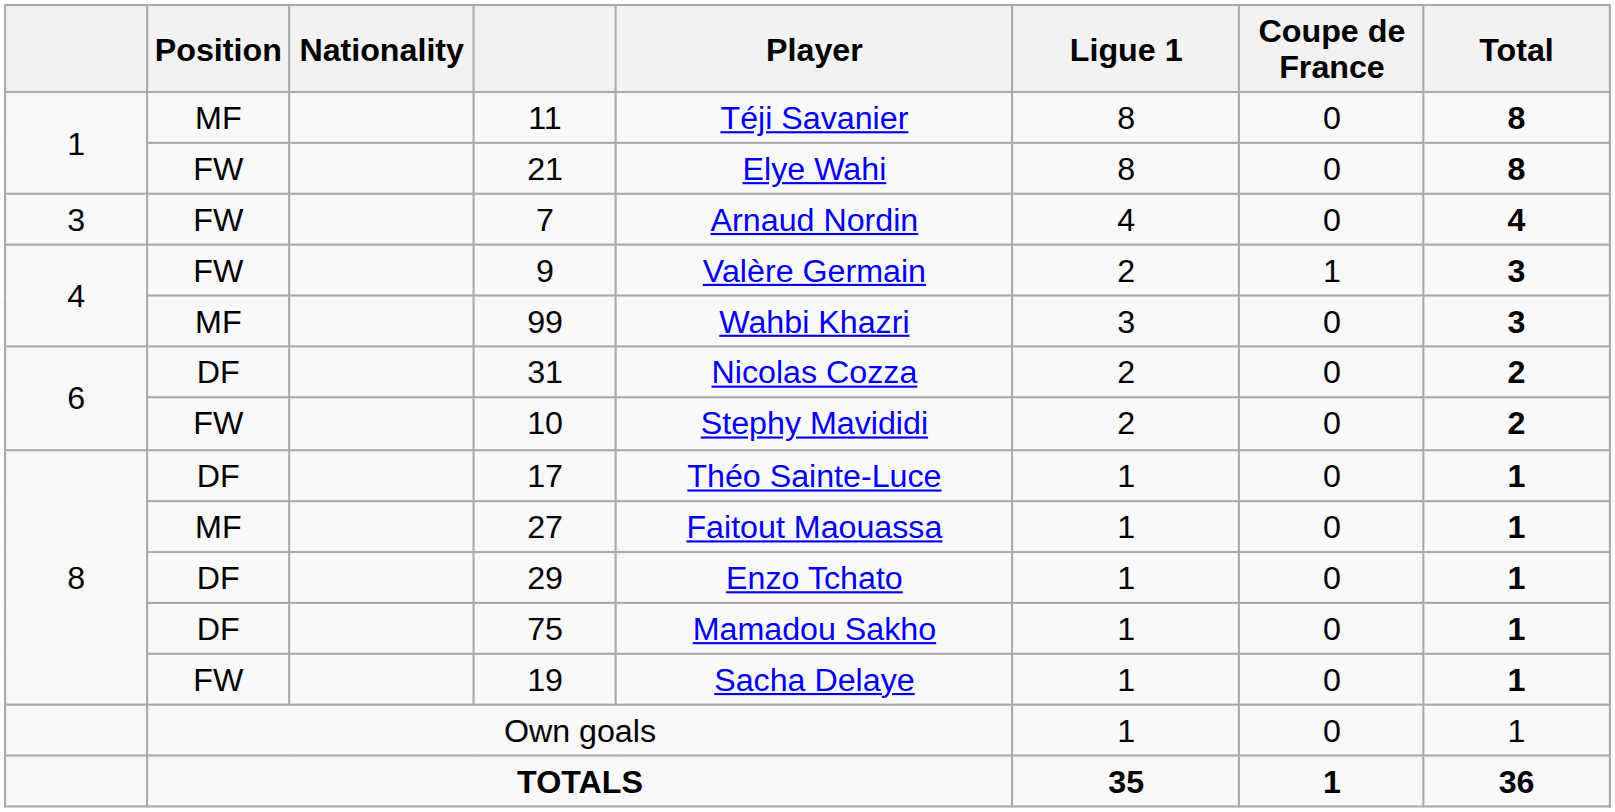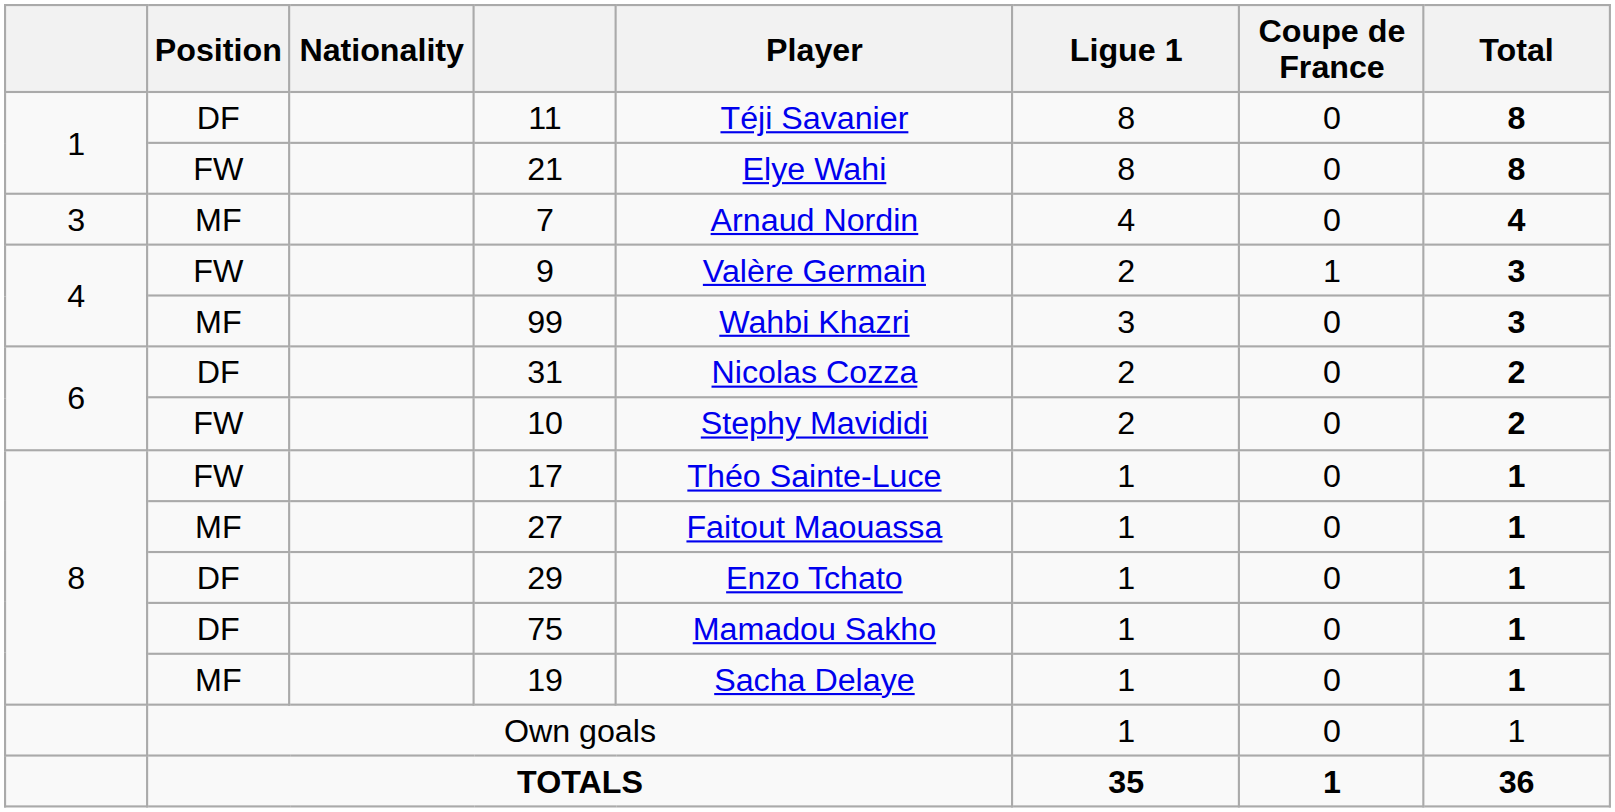(218, 118) MF -> (218, 118) DF
(218, 220) FW -> (218, 220) MF
(218, 475) DF -> (218, 475) FW
(218, 679) FW -> (218, 679) MF
